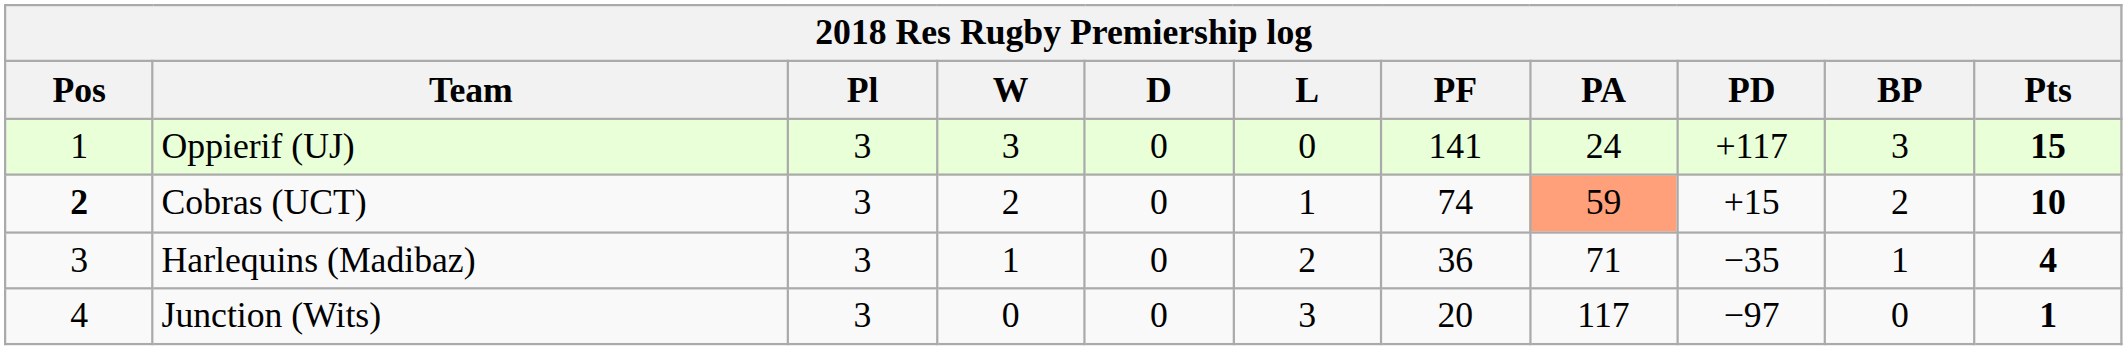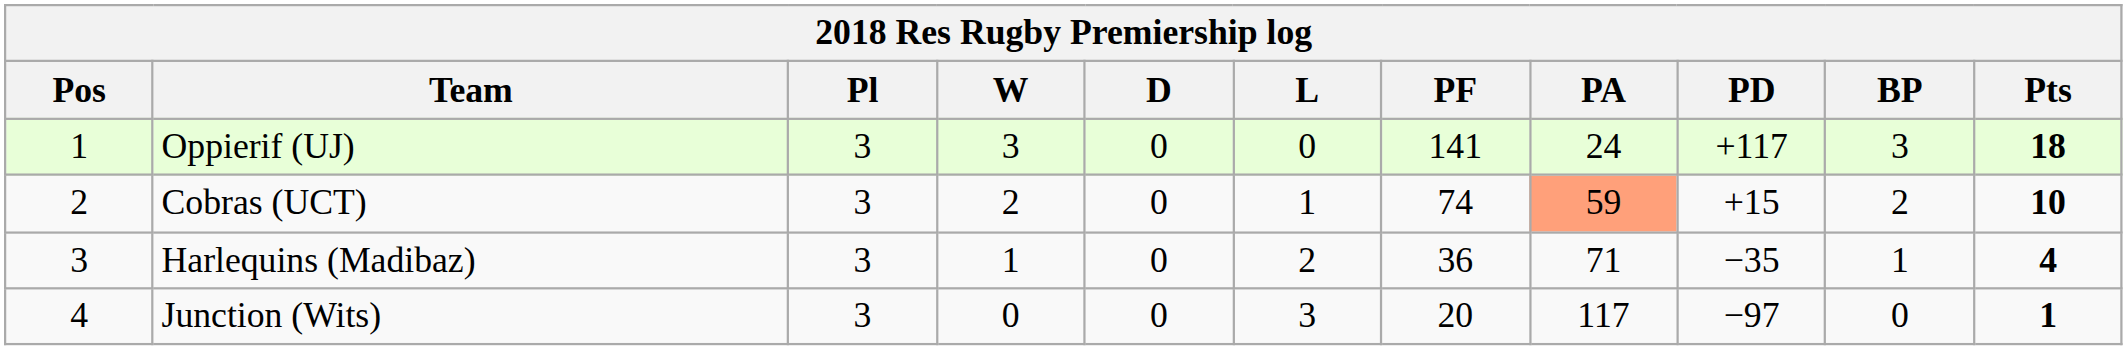(2048, 145) 15 -> (2048, 145) 18
(79, 202) bold -> (79, 202) normal
